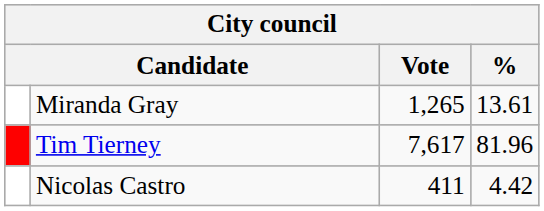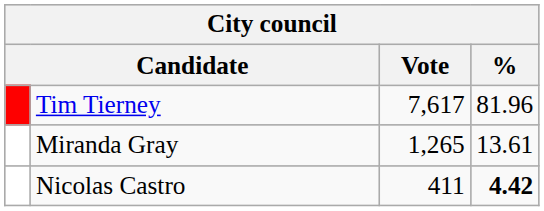rows swapped: (98, 144) <-> (107, 104)
(511, 184) normal -> (511, 184) bold
